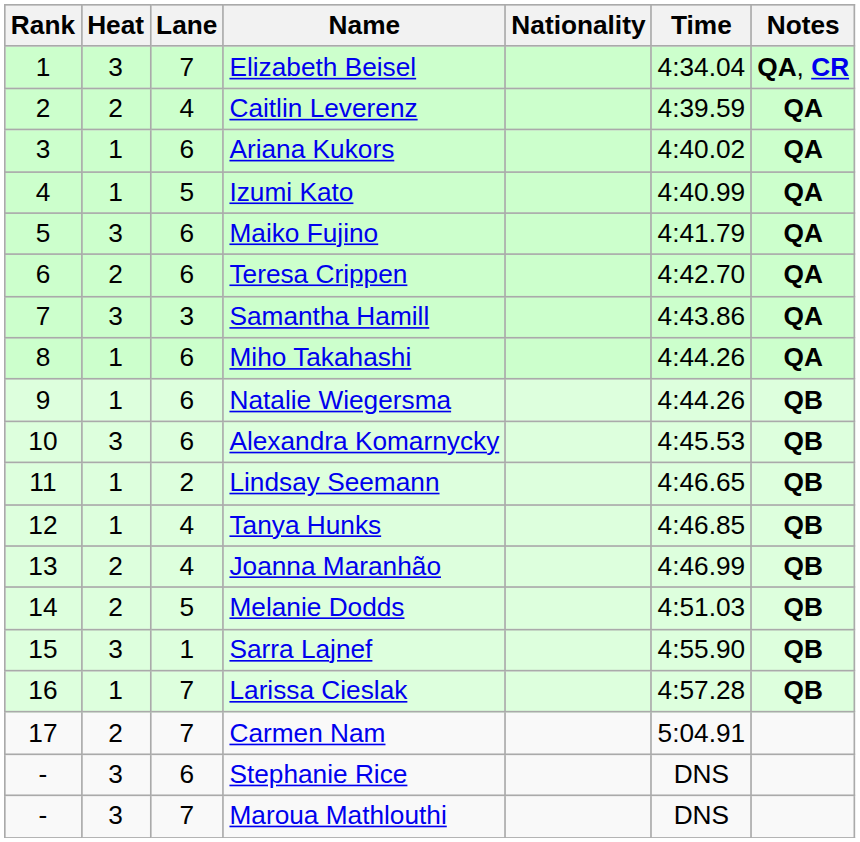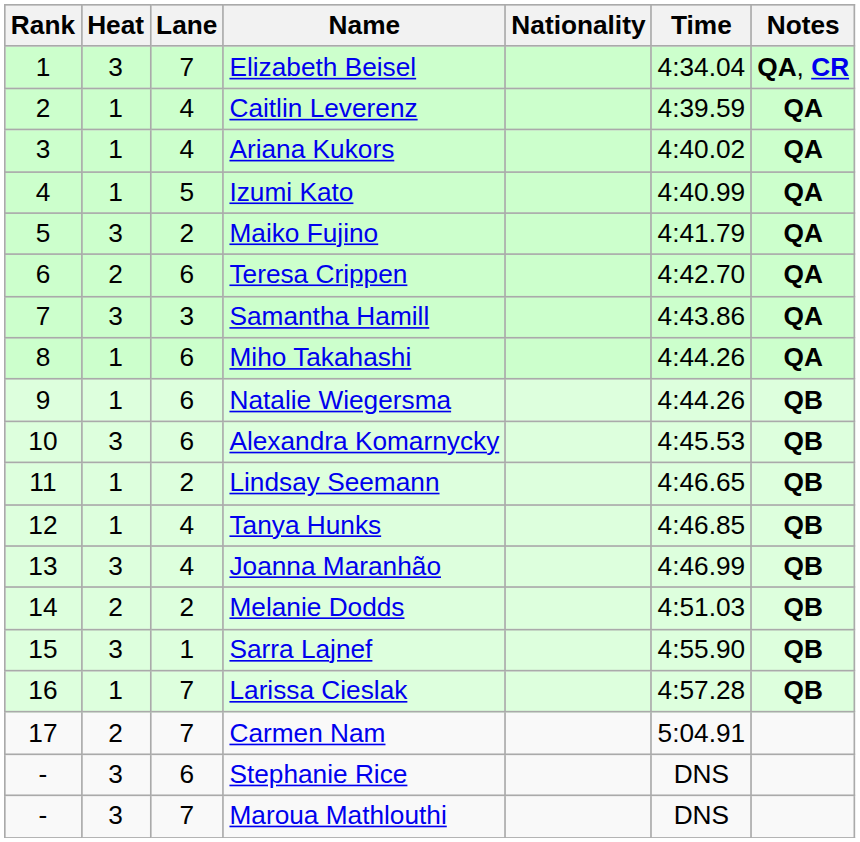(116, 108) 2 -> (116, 108) 1
(187, 150) 6 -> (187, 150) 4
(187, 233) 6 -> (187, 233) 2
(116, 566) 2 -> (116, 566) 3
(187, 607) 5 -> (187, 607) 2
